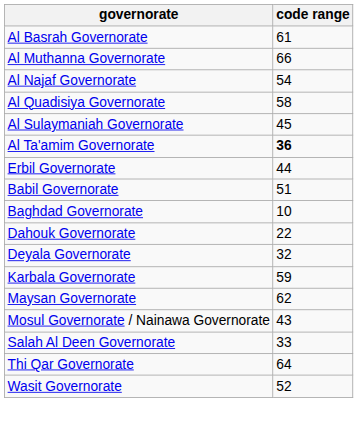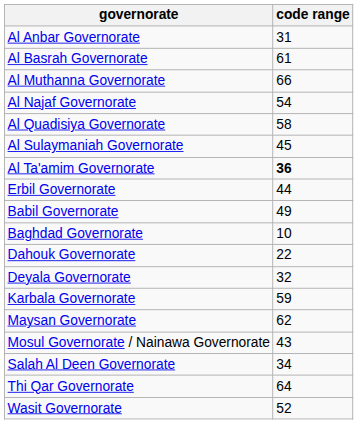+ row: (74, 37)
(284, 189) 51 -> (284, 211) 49
(284, 342) 33 -> (284, 364) 34
